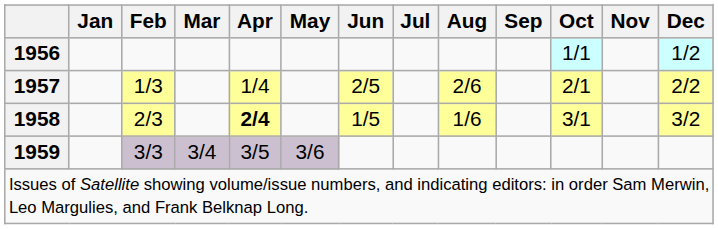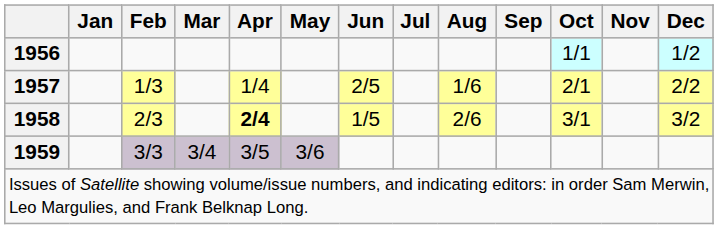(467, 86) 2/6 -> (467, 86) 1/6
(467, 119) 1/6 -> (467, 119) 2/6
